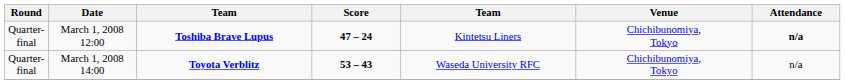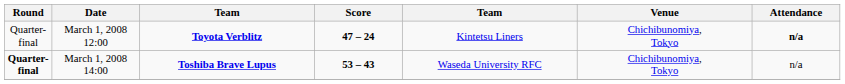(224, 36) Toshiba Brave Lupus -> (227, 36) Toyota Verblitz
(26, 65) normal -> (28, 65) bold
(224, 65) Toyota Verblitz -> (227, 65) Toshiba Brave Lupus
